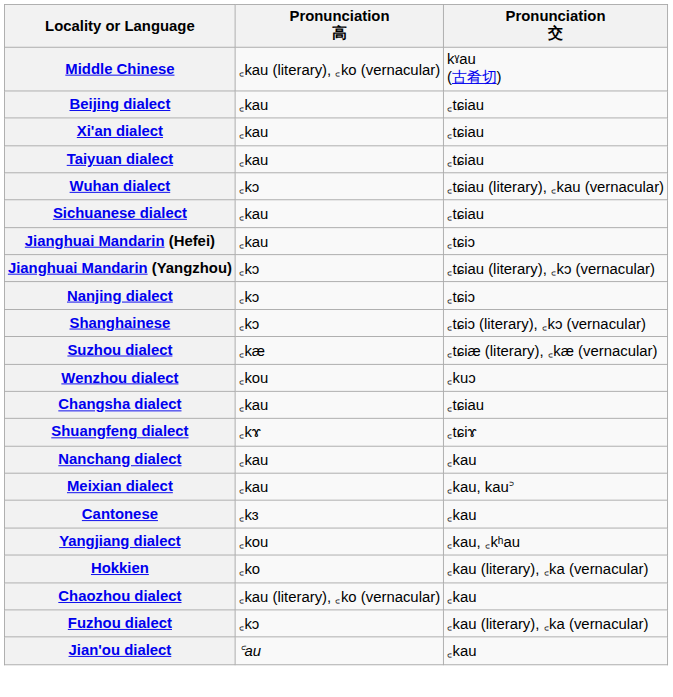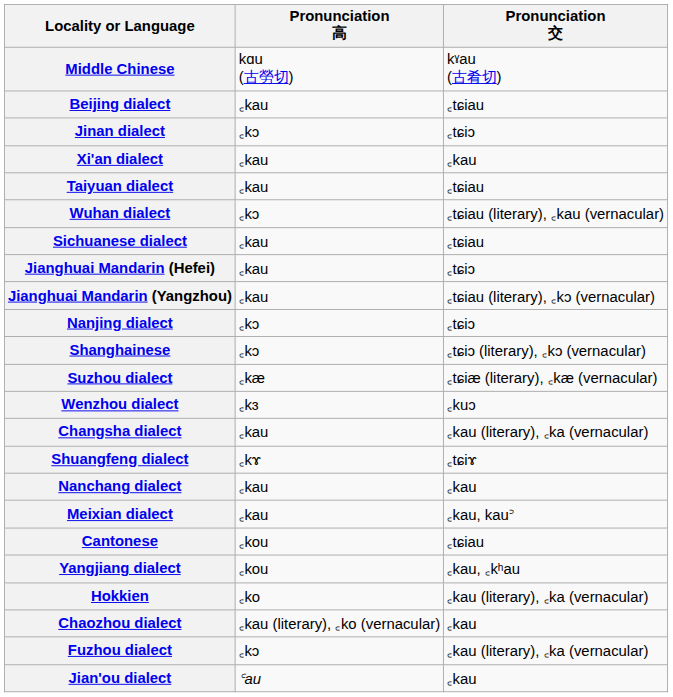(339, 70) ꜀kau (literary), ꜀ko (vernacular) -> (266, 68) kɑu (古勞切)
+ row: (120, 131)
(466, 132) ꜀tɕiau -> (462, 159) ꜀kau
(249, 269) ꜀kɔ -> (254, 296) ꜀kau
(254, 378) ꜀kou -> (249, 405) ꜀kɜ
(466, 405) ꜀tɕiau -> (548, 433) ꜀kau (literary), ꜀ka (vernacular)
(249, 515) ꜀kɜ -> (254, 542) ꜀kou
(462, 515) ꜀kau -> (466, 542) ꜀tɕiau
